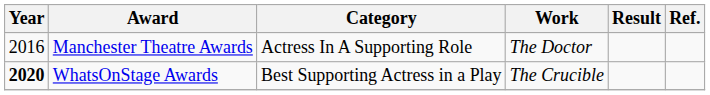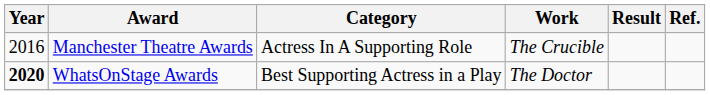(551, 47) The Doctor -> (557, 47) The Crucible
(557, 75) The Crucible -> (551, 75) The Doctor
